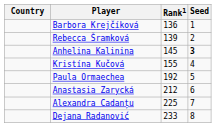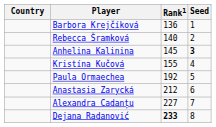(170, 39) 139 -> (170, 39) 140
(170, 103) 225 -> (170, 103) 227
(170, 116) normal -> (170, 116) bold
